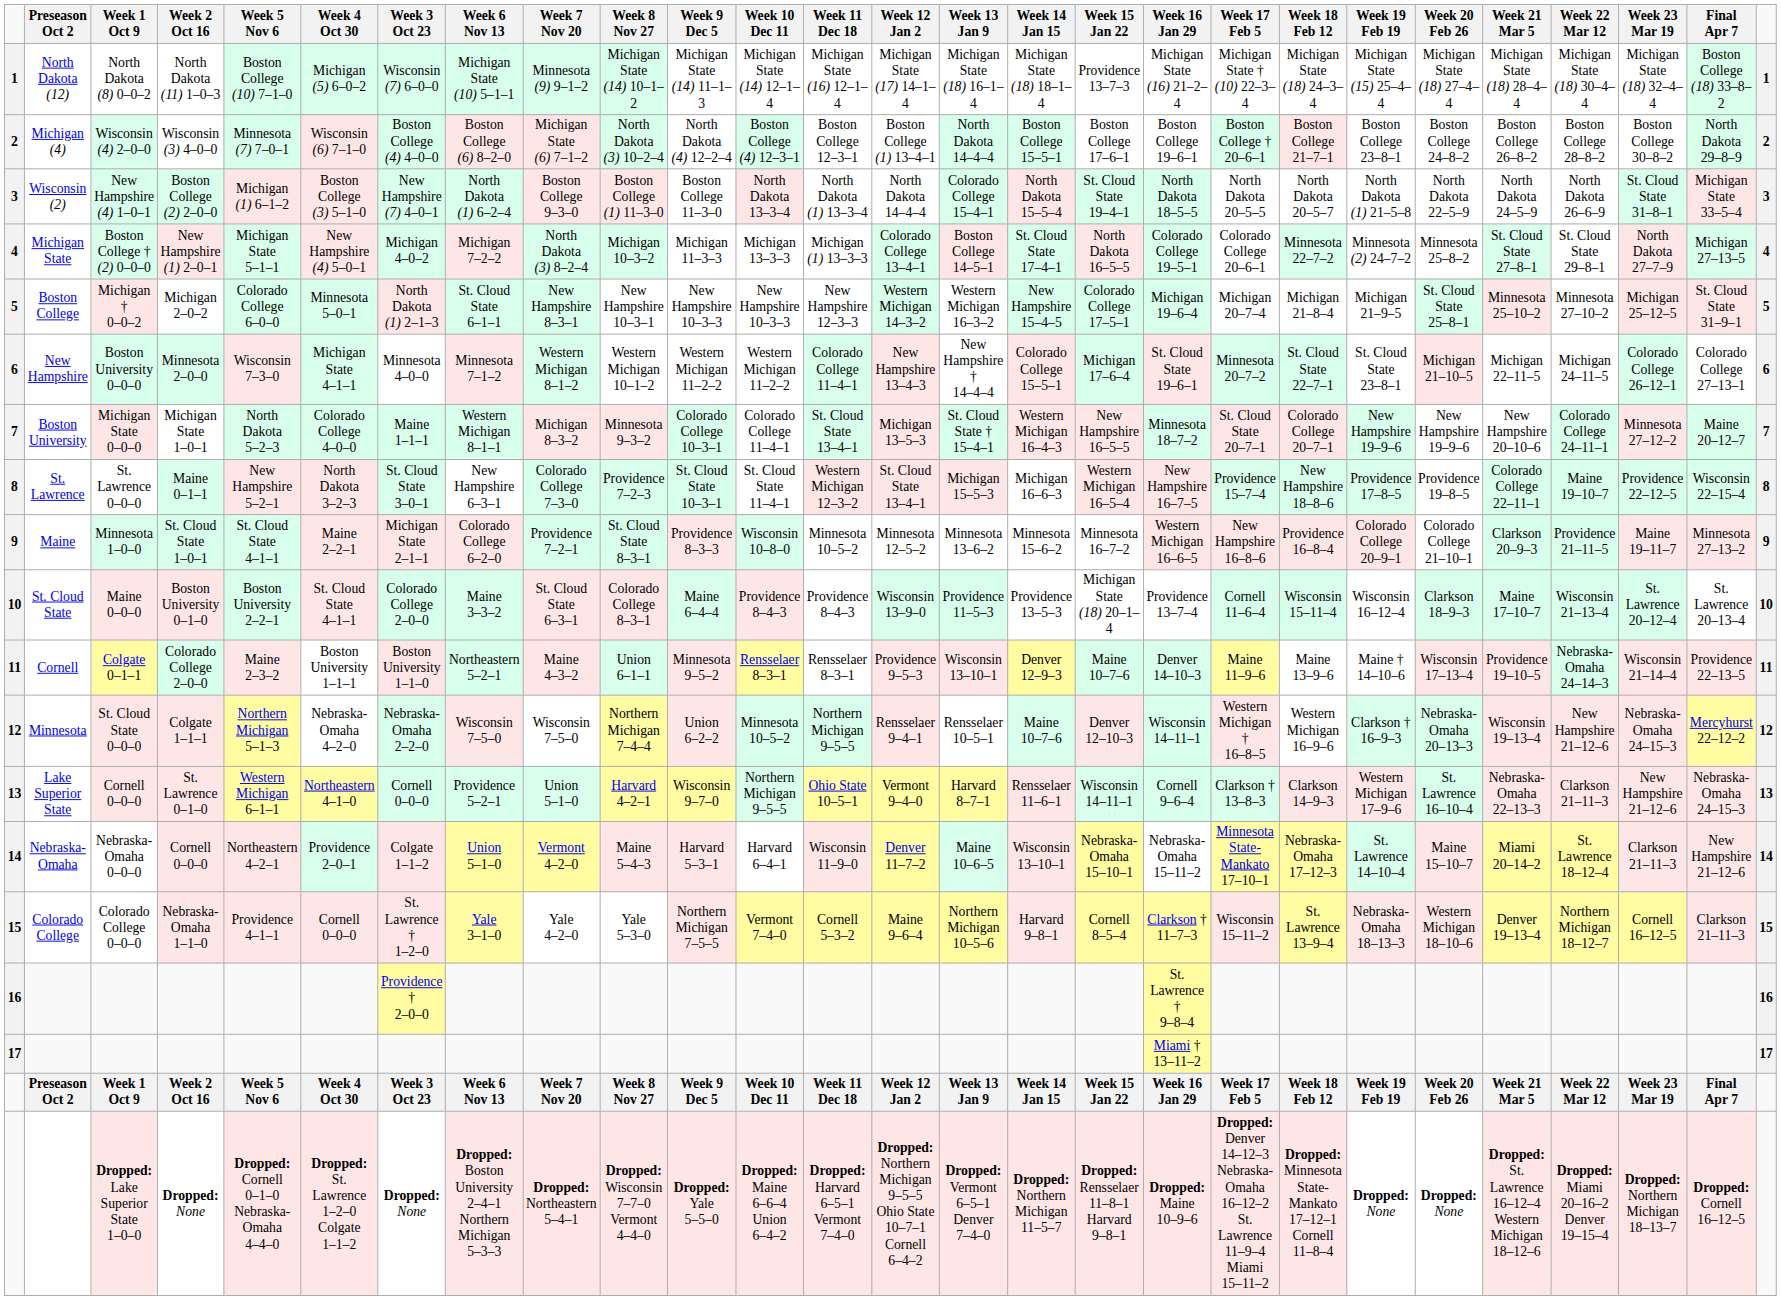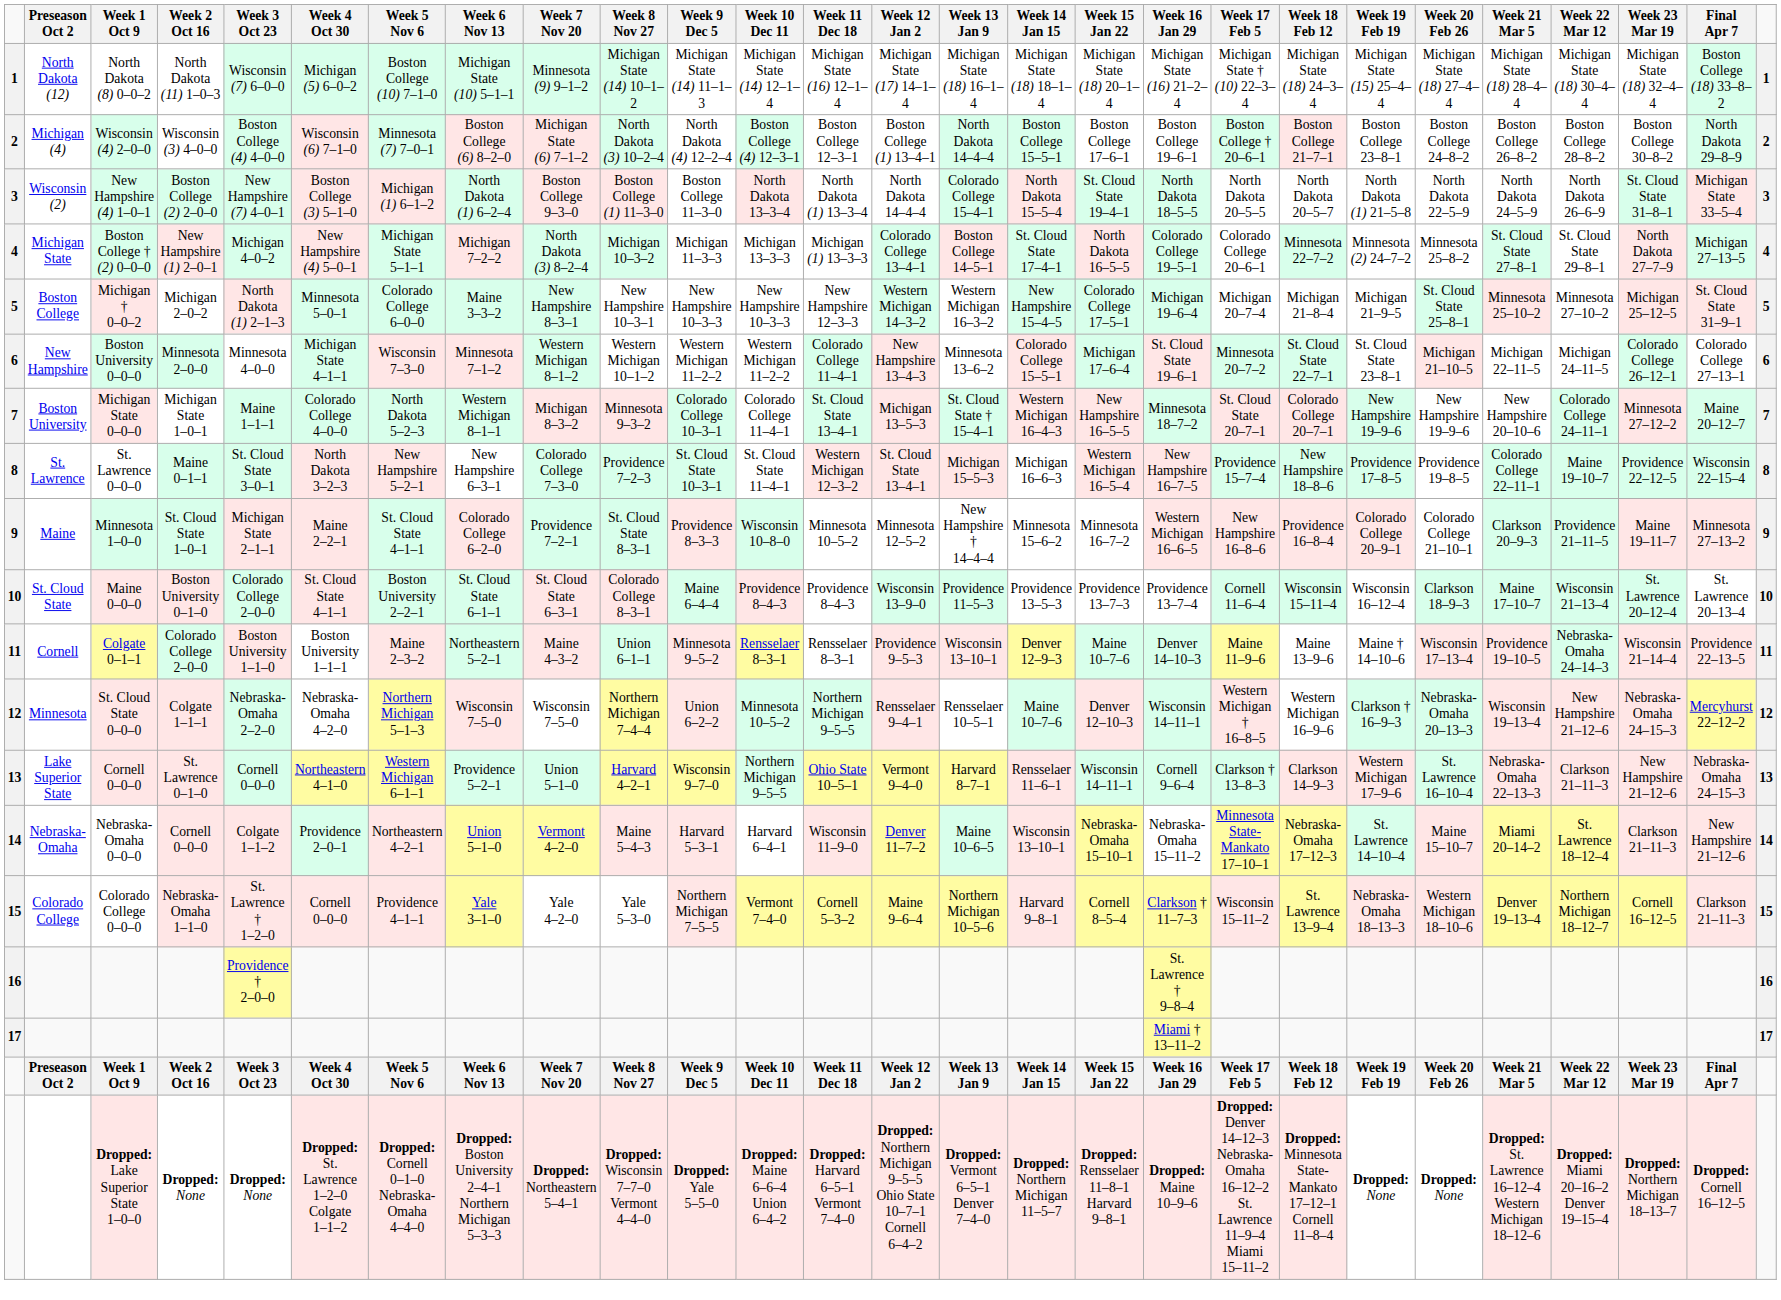columns swapped: (412, 24) <-> (262, 24)
(1109, 79) Providence 13–7–3 -> (1109, 79) Michigan State (18) 20–1–4
(484, 306) St. Cloud State 6–1–1 -> (484, 306) Maine 3–3–2
(973, 369) New Hampshire † 14–4–4 -> (973, 361) Minnesota 13–6–2
(973, 542) Minnesota 13–6–2 -> (973, 534) New Hampshire † 14–4–4
(484, 605) Maine 3–3–2 -> (484, 597) St. Cloud State 6–1–1
(1109, 605) Michigan State (18) 20–1–4 -> (1109, 597) Providence 13–7–3
